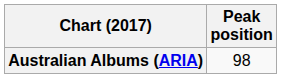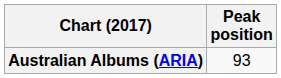(242, 60) 98 -> (242, 60) 93
